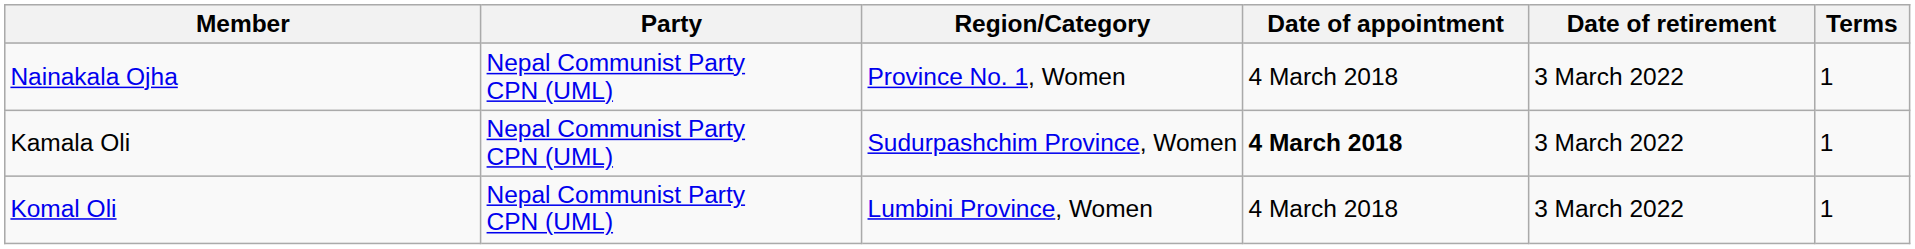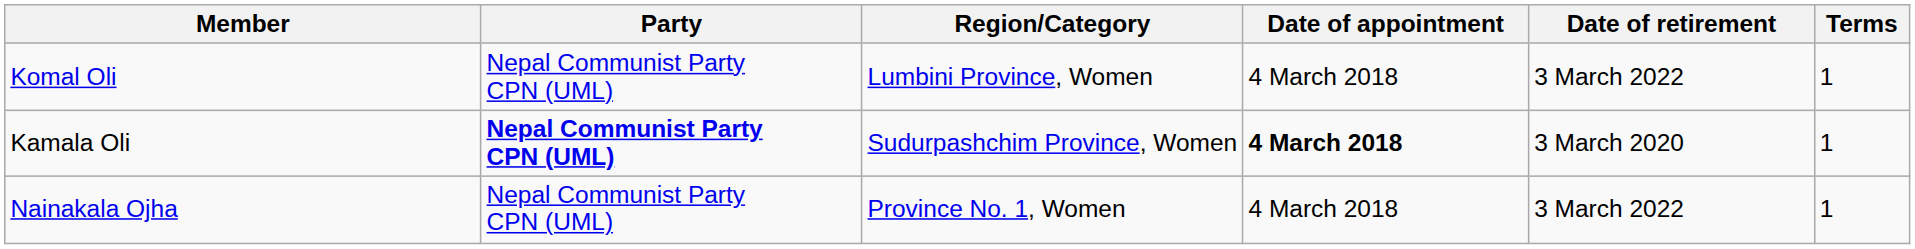rows swapped: (94, 76) <-> (63, 209)
(616, 142) normal -> (625, 142) bold
(1609, 142) 3 March 2022 -> (1609, 142) 3 March 2020
